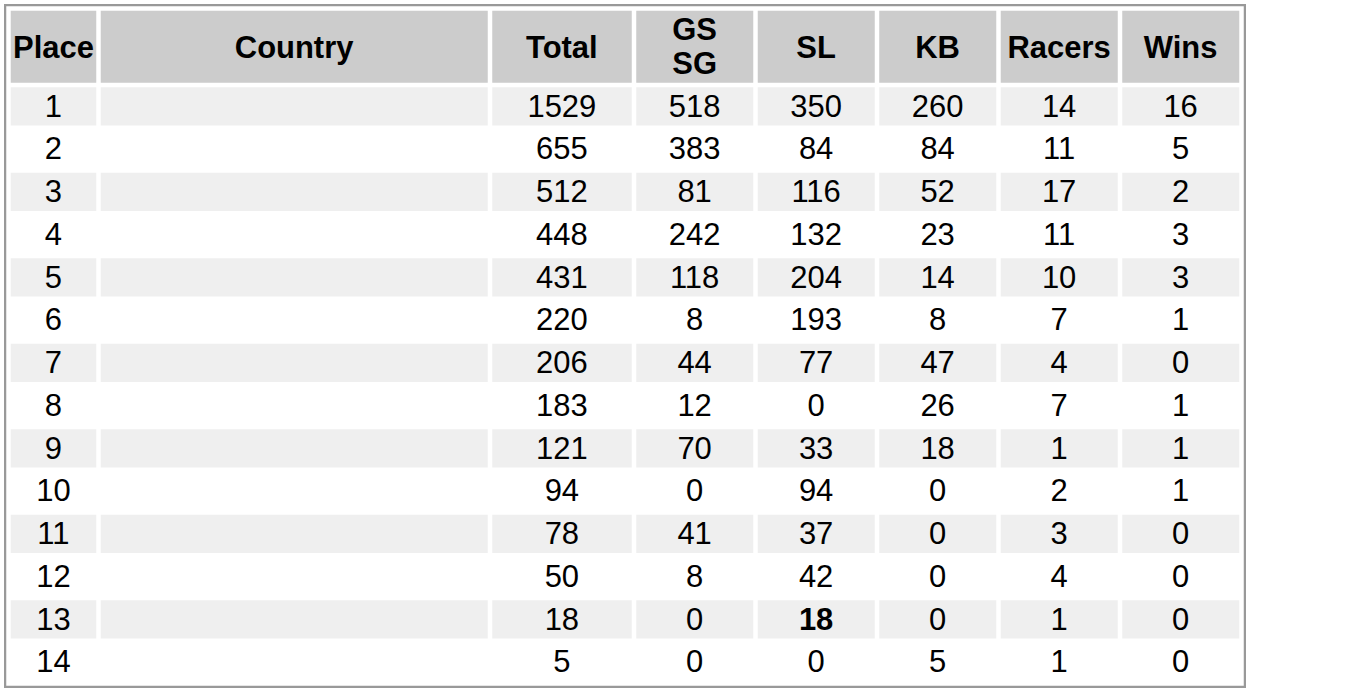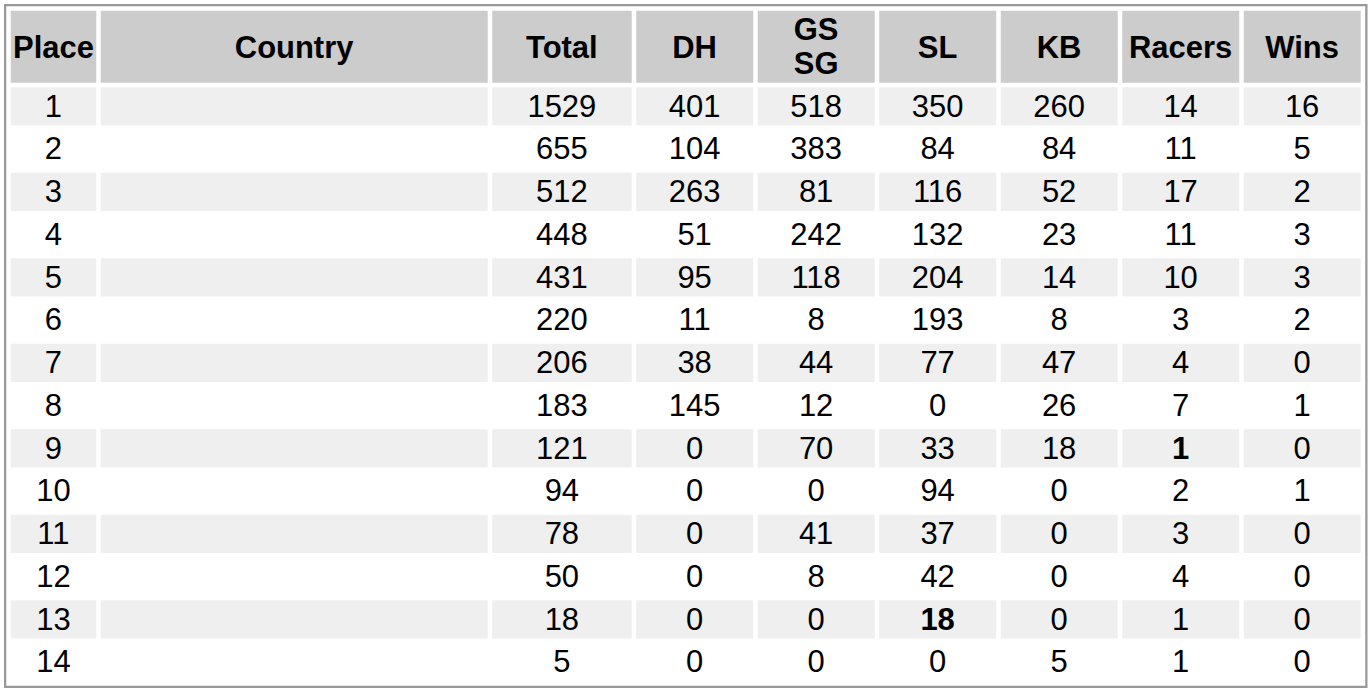+ column: (695, 47)
(1059, 320) 7 -> (1181, 320) 3
(1181, 320) 1 -> (1302, 320) 2
(1059, 448) normal -> (1181, 448) bold
(1181, 448) 1 -> (1302, 448) 0
